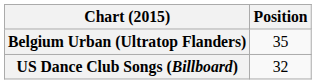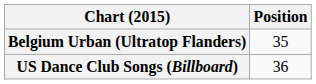(281, 66) 32 -> (281, 66) 36
